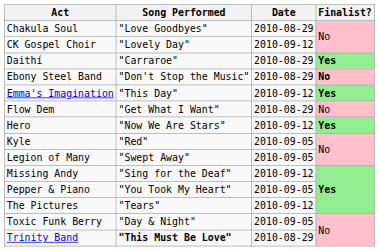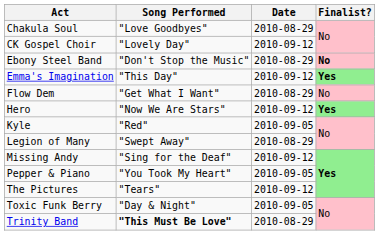- row: (25, 61)
(284, 157) 2010-09-05 -> (284, 141) 2010-08-29
